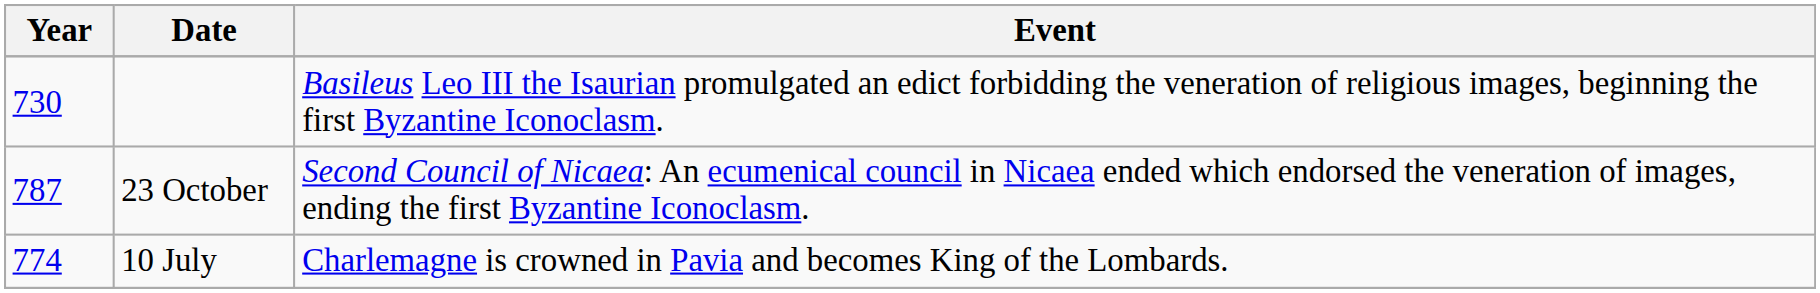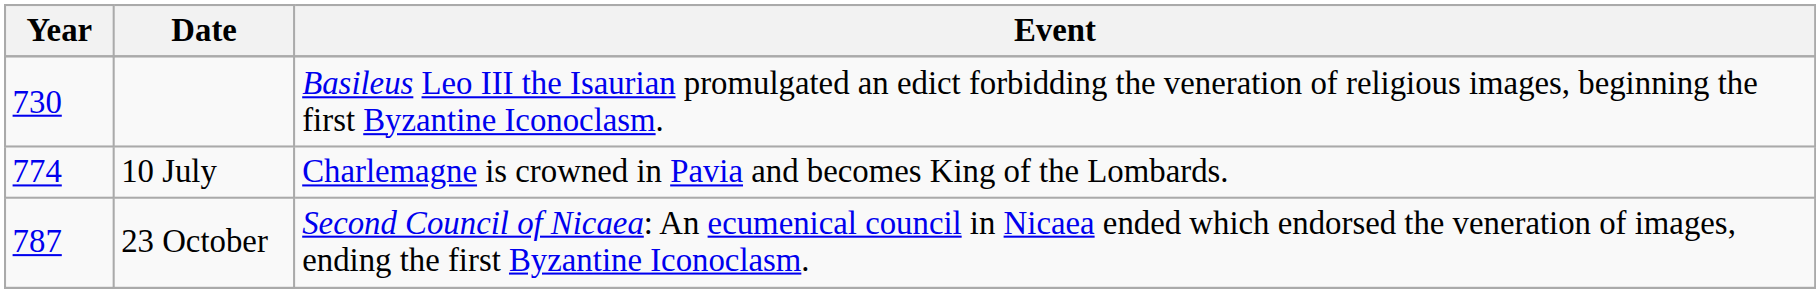rows swapped: (169, 260) <-> (194, 189)
